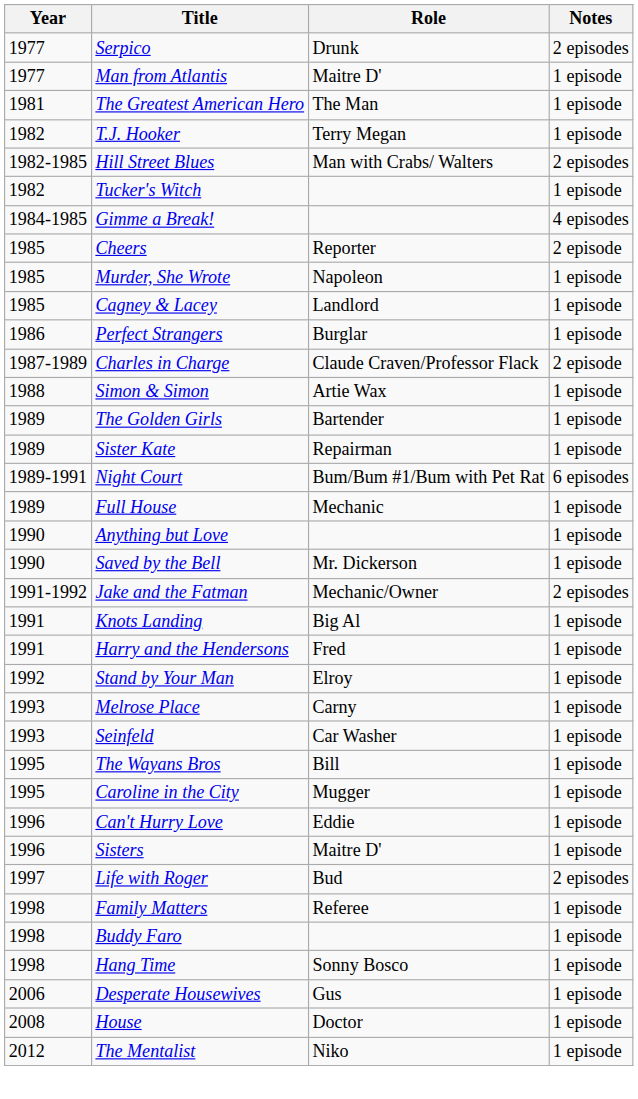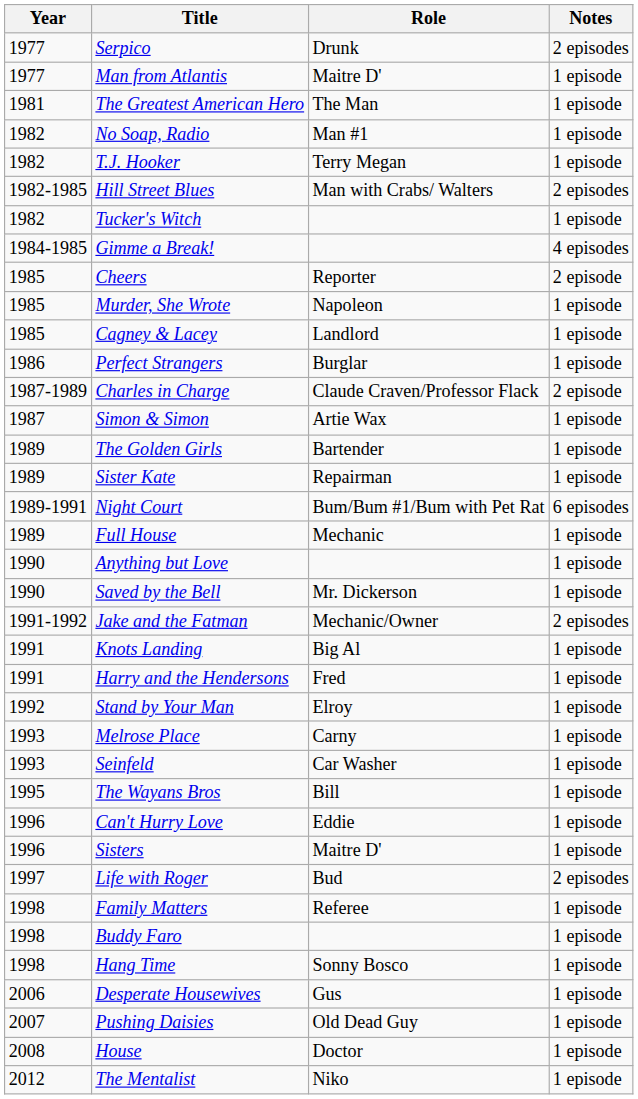+ row: (152, 133)
(27, 391) 1988 -> (27, 420) 1987
- row: (167, 793)
+ row: (154, 1022)
